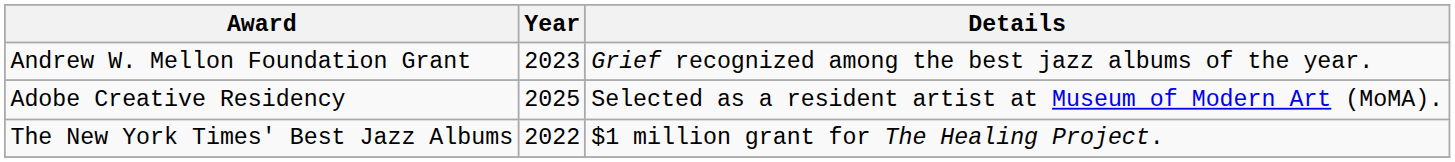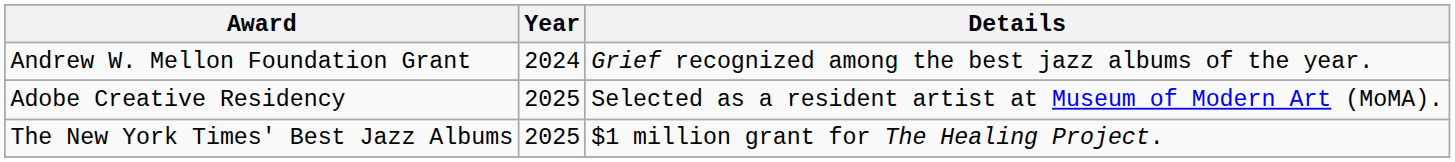(552, 62) 2023 -> (552, 62) 2024
(552, 138) 2022 -> (552, 138) 2025
